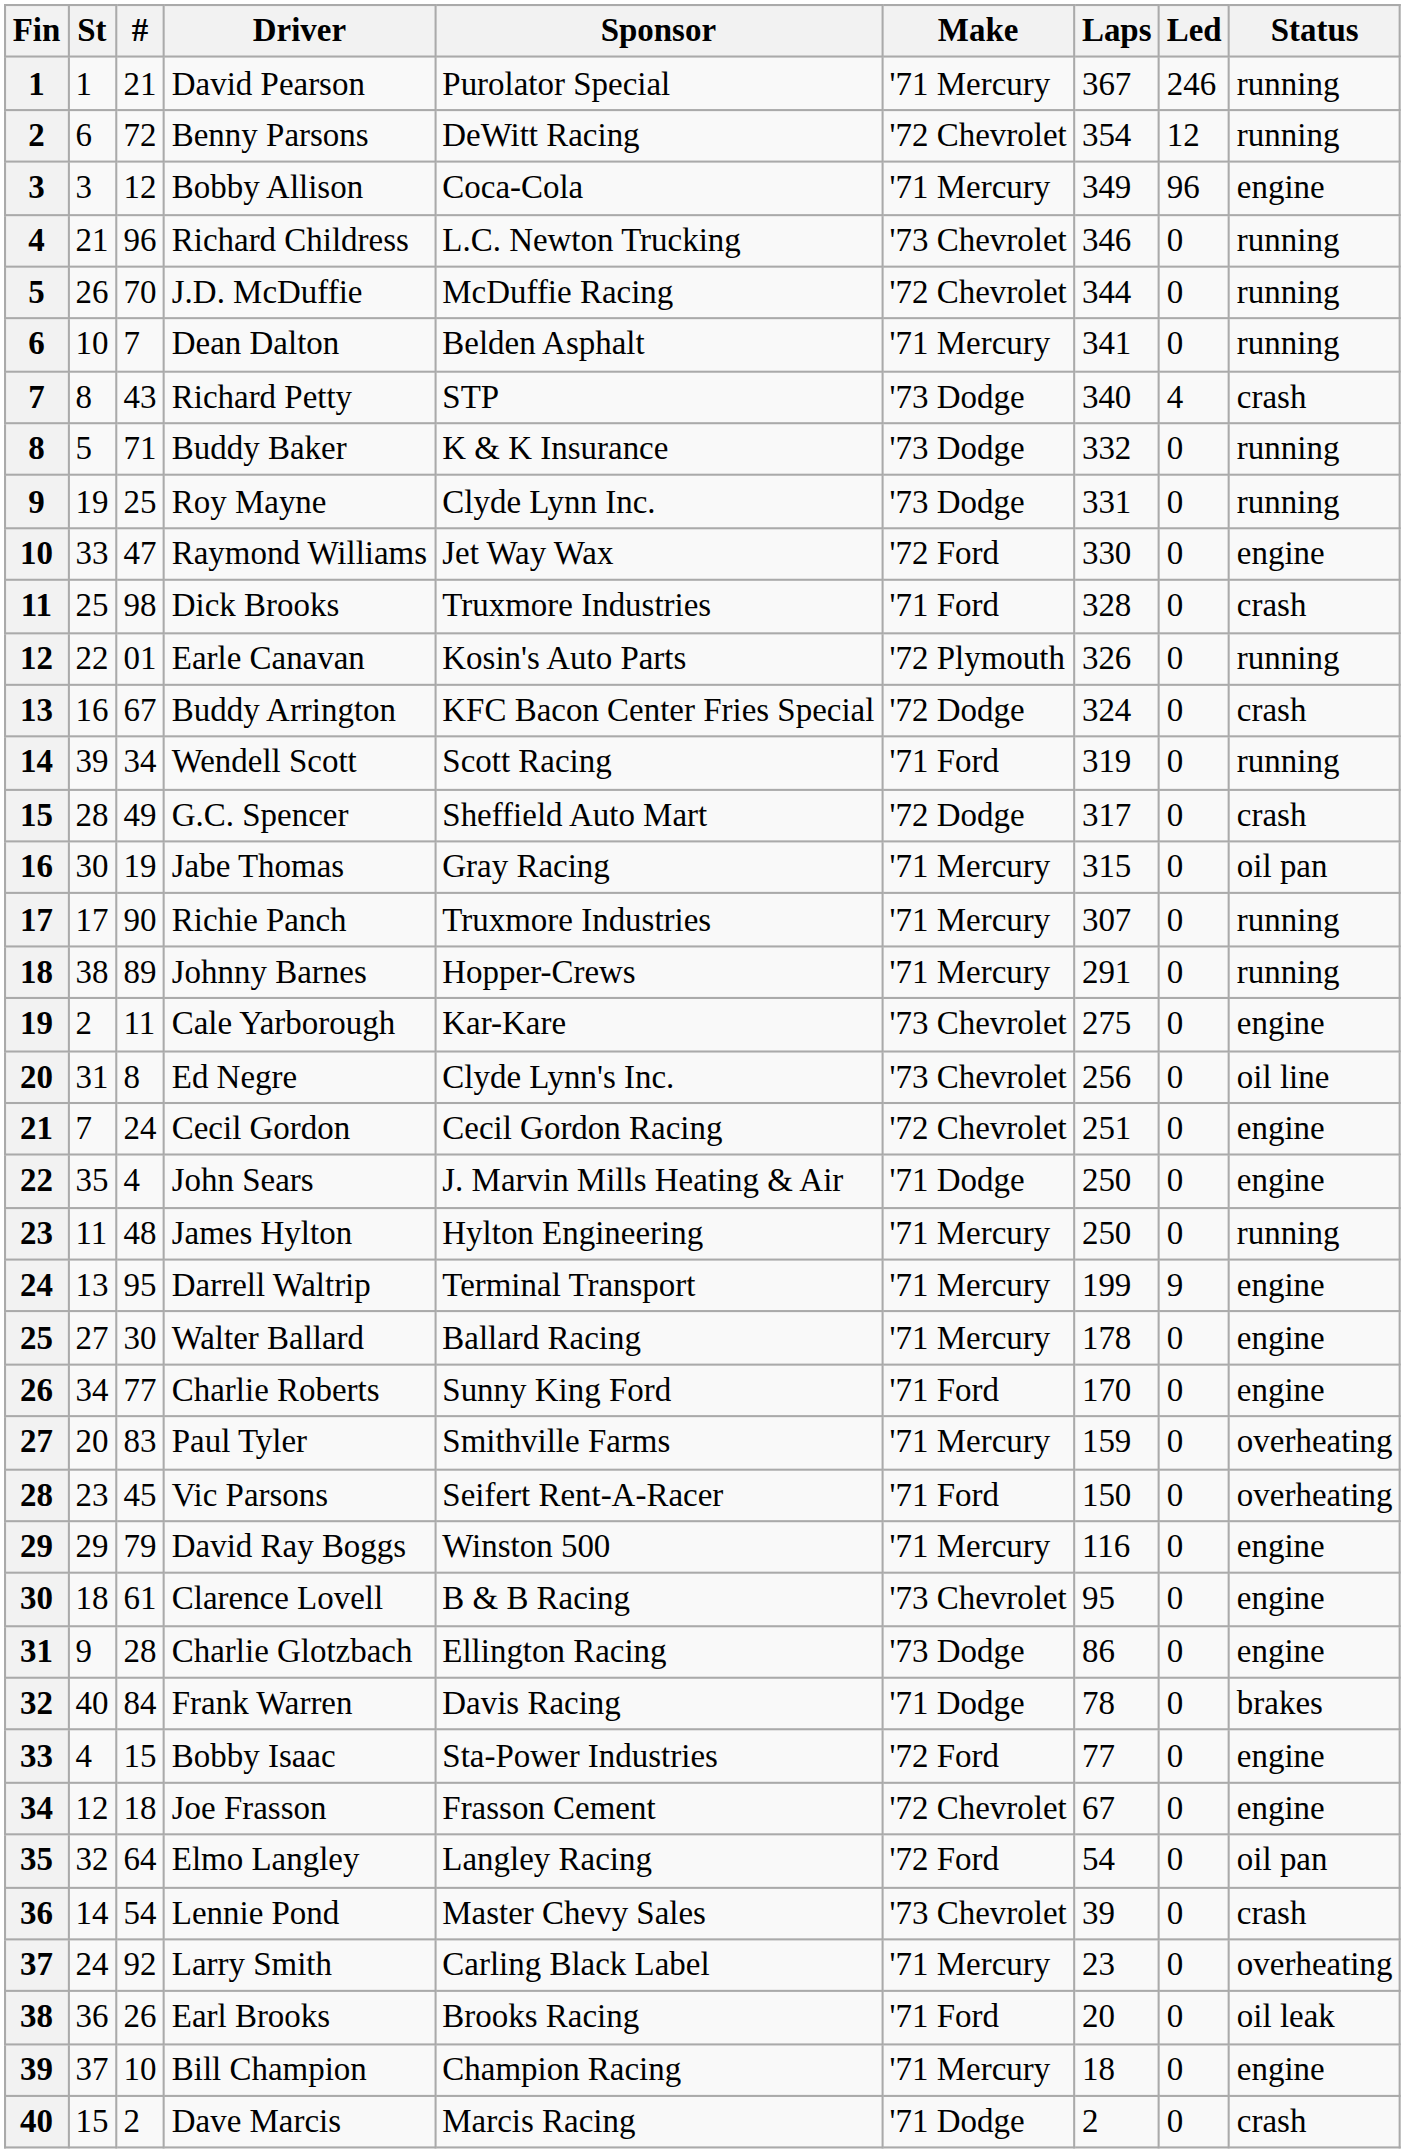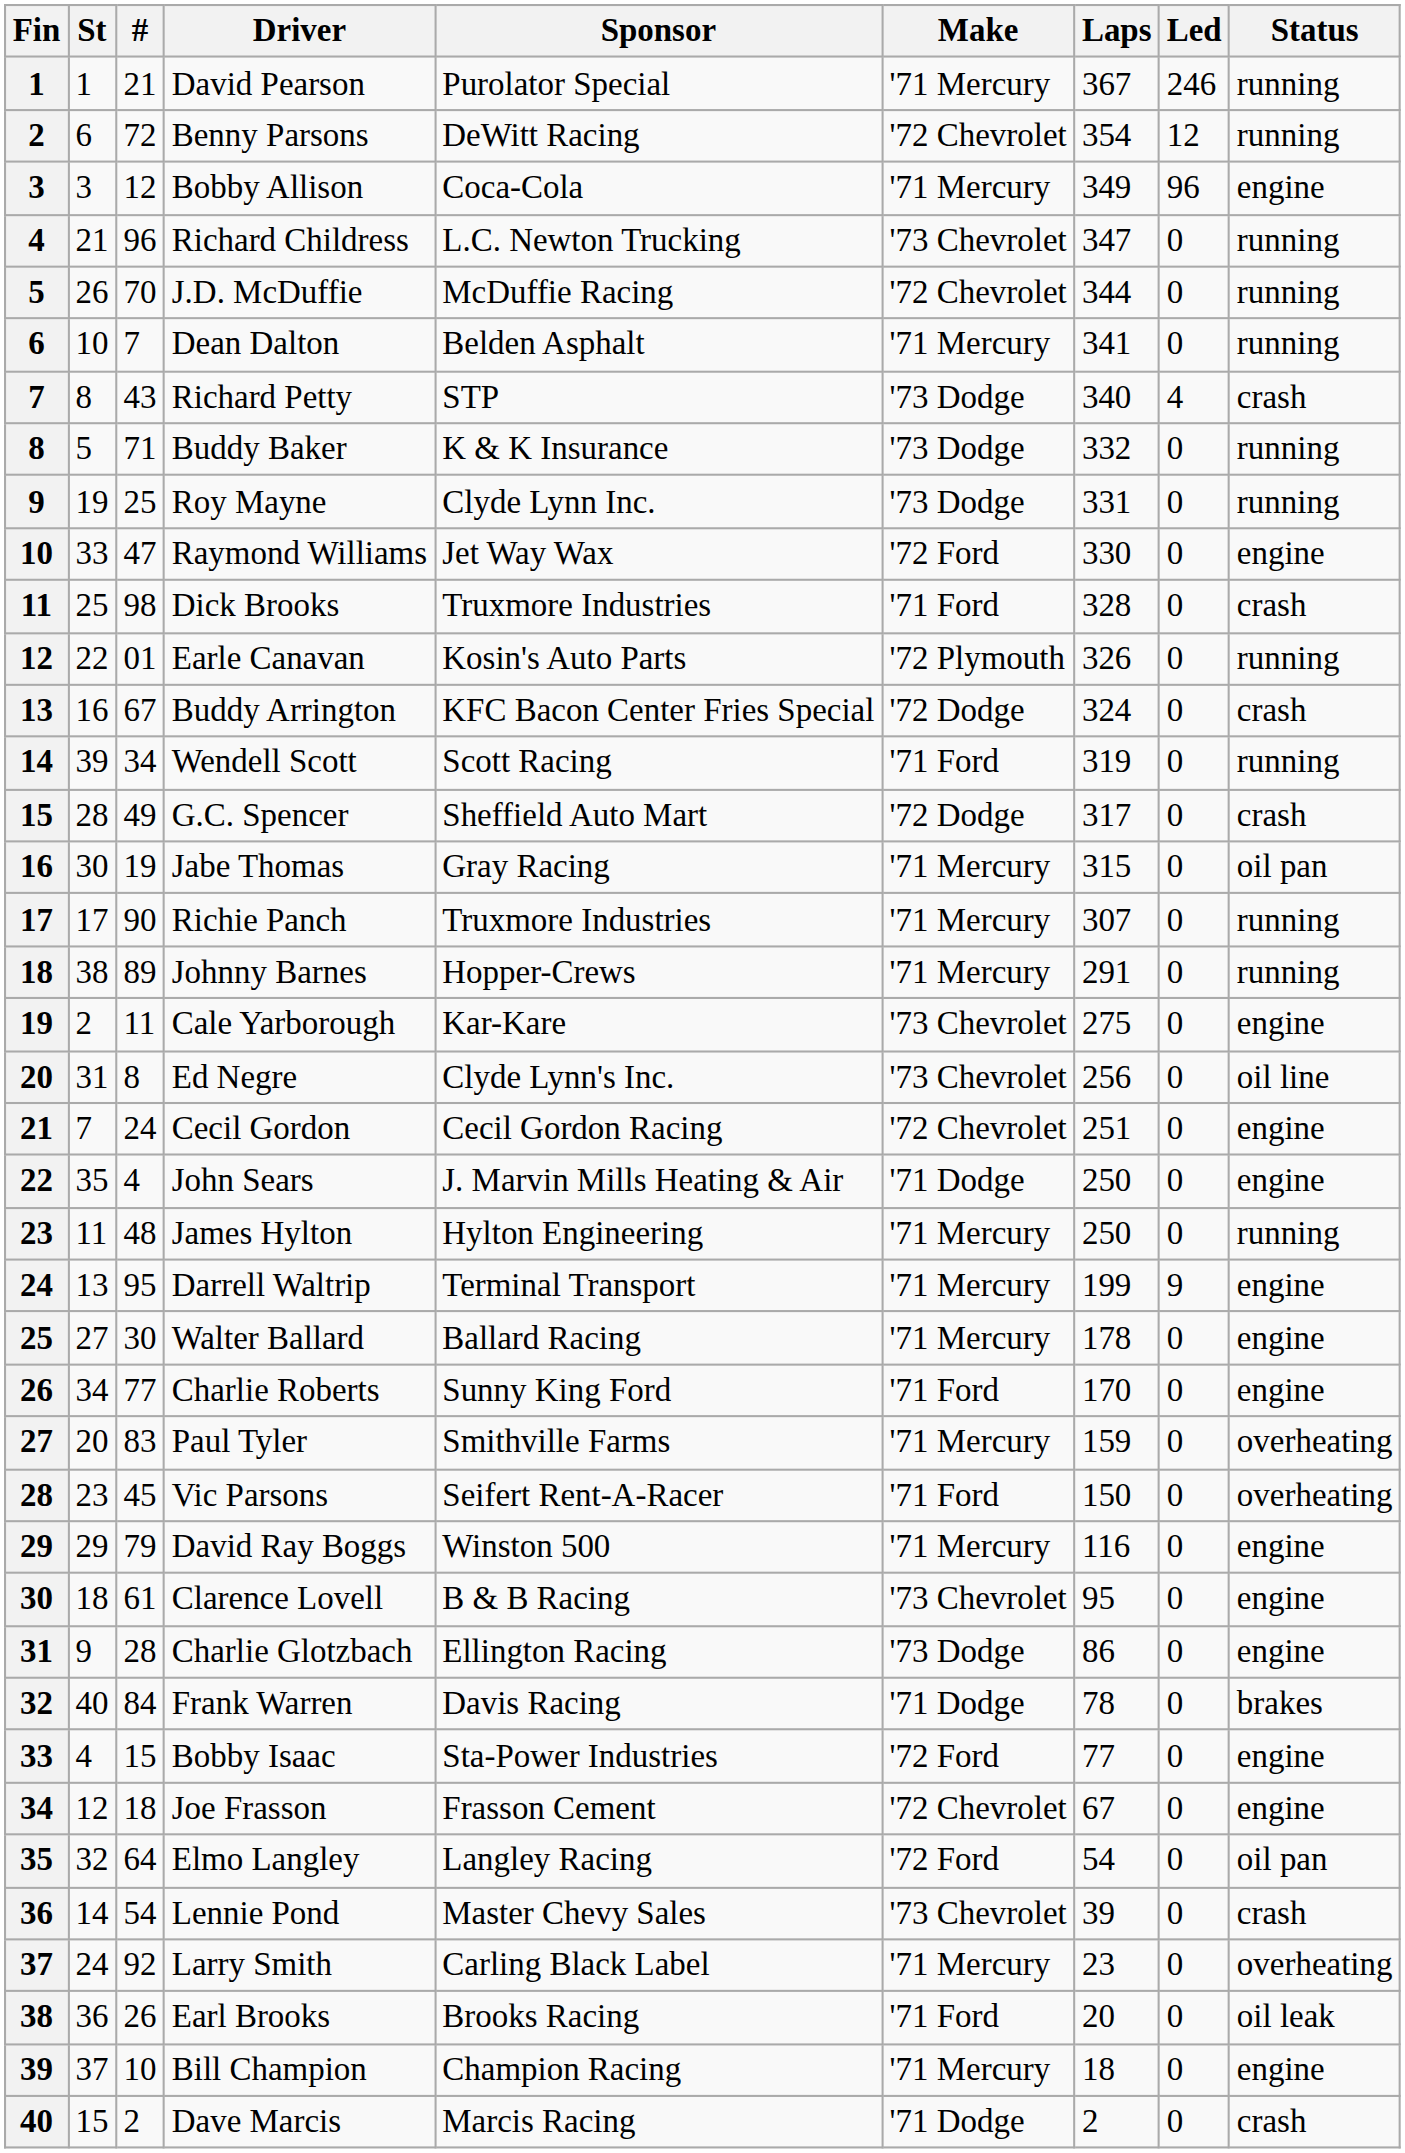(1107, 239) 346 -> (1107, 239) 347
